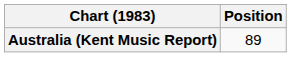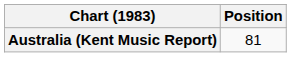(253, 39) 89 -> (253, 39) 81
